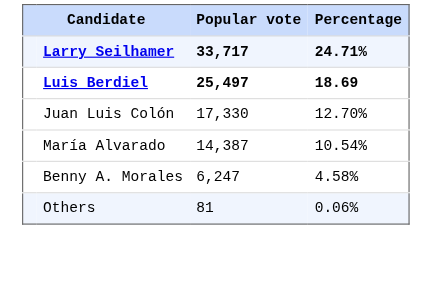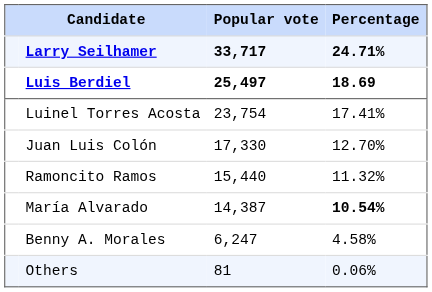+ row: (113, 114)
+ row: (91, 177)
(341, 146) normal -> (358, 208) bold
